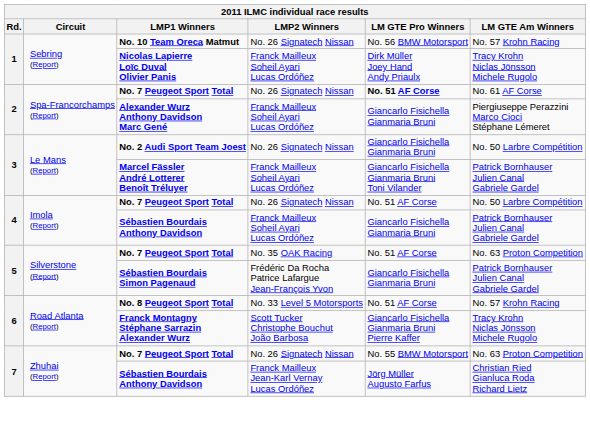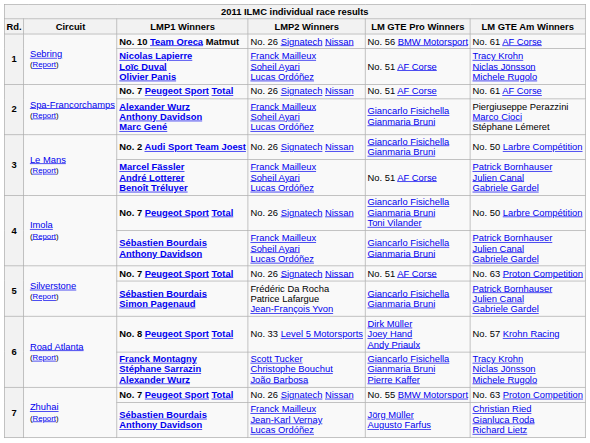(516, 41) No. 57 Krohn Racing -> (507, 41) No. 61 AF Corse
(394, 66) Dirk Müller Joey Hand Andy Priaulx -> (402, 66) No. 51 AF Corse
(404, 91) bold -> (402, 91) normal
(408, 177) Giancarlo Fisichella Gianmaria Bruni Toni Vilander -> (402, 177) No. 51 AF Corse
(402, 202) No. 51 AF Corse -> (408, 212) Giancarlo Fisichella Gianmaria Bruni Toni Vilander
(291, 252) No. 35 OAK Racing -> (302, 273) No. 26 Signatech Nissan
(402, 303) No. 51 AF Corse -> (394, 334) Dirk Müller Joey Hand Andy Priaulx
